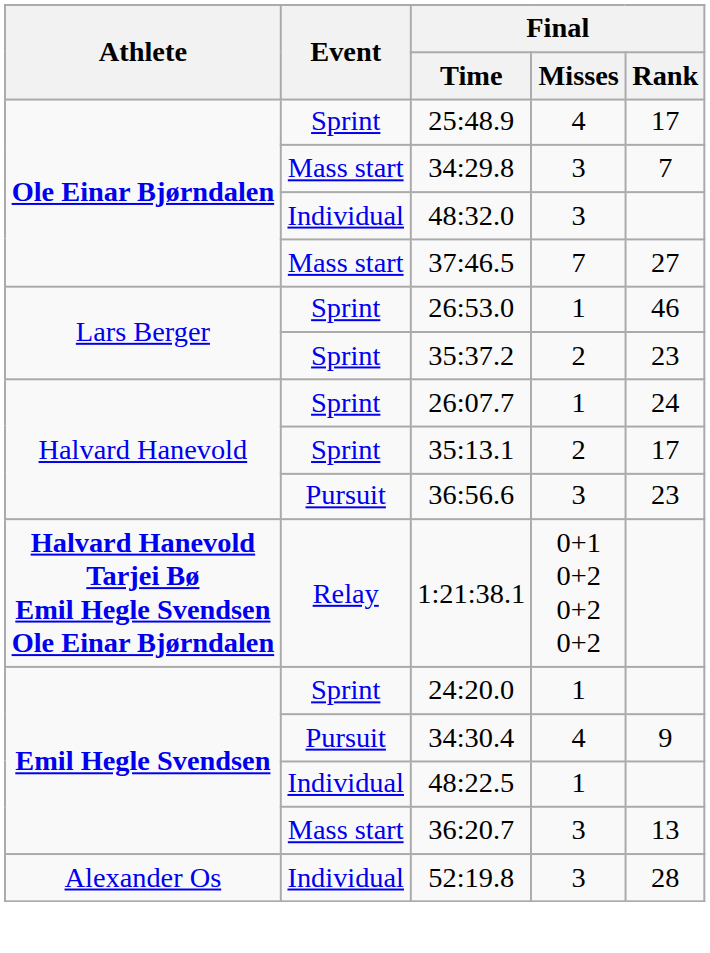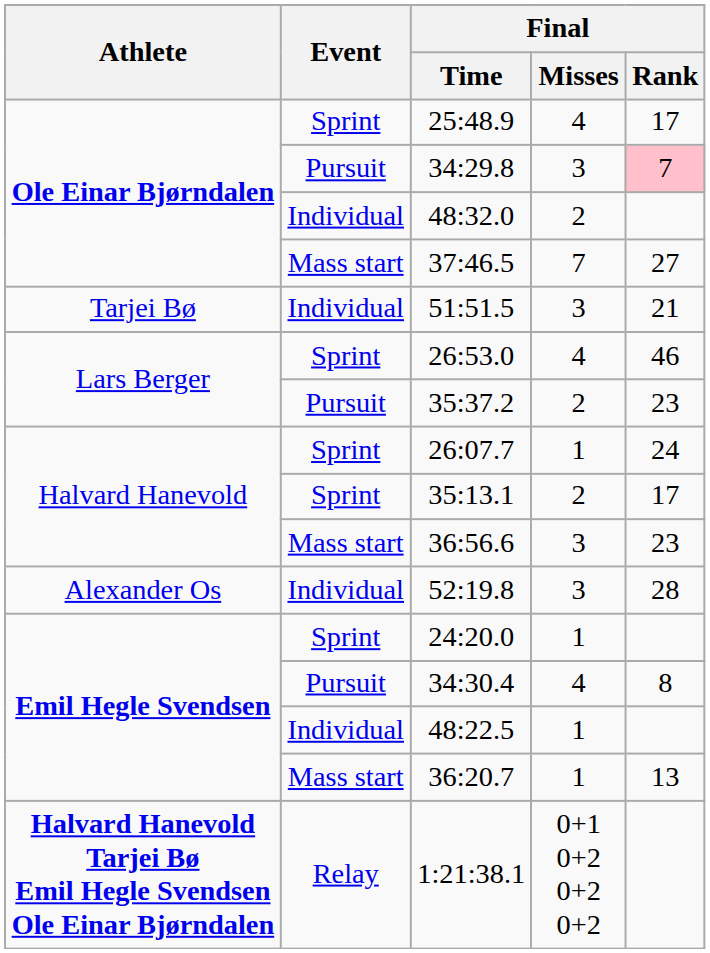(346, 168) Mass start -> (346, 168) Pursuit
(665, 168) no background -> (665, 168) pink background
(579, 215) 3 -> (579, 215) 2
+ row: (471, 309)
(579, 309) 1 -> (579, 355) 4
(346, 355) Sprint -> (346, 402) Pursuit
(346, 496) Pursuit -> (346, 542) Mass start
rows swapped: (471, 877) <-> (471, 593)
(665, 736) 9 -> (665, 683) 8
(579, 830) 3 -> (579, 776) 1
